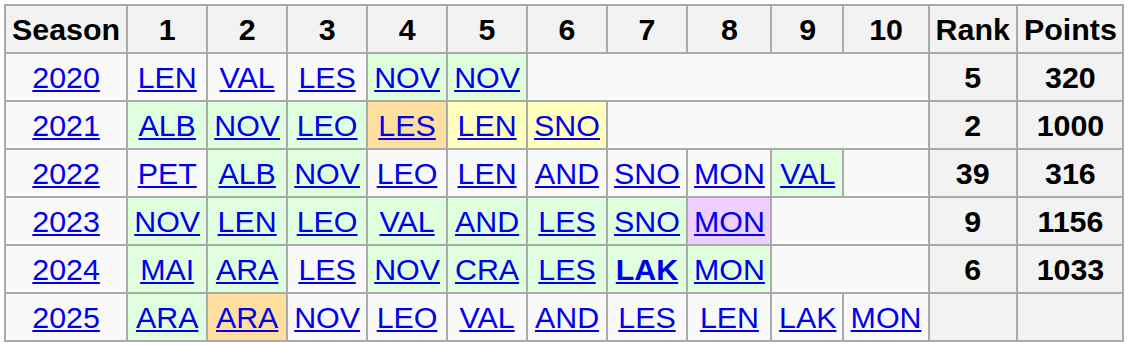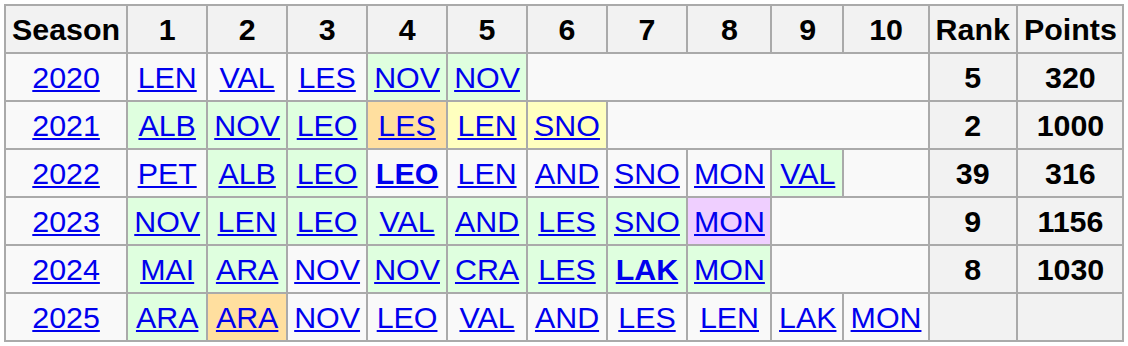(327, 174) NOV -> (327, 174) LEO
(407, 174) normal -> (407, 174) bold
(327, 270) LES -> (327, 270) NOV
(973, 270) 6 -> (973, 270) 8
(1070, 270) 1033 -> (1070, 270) 1030
